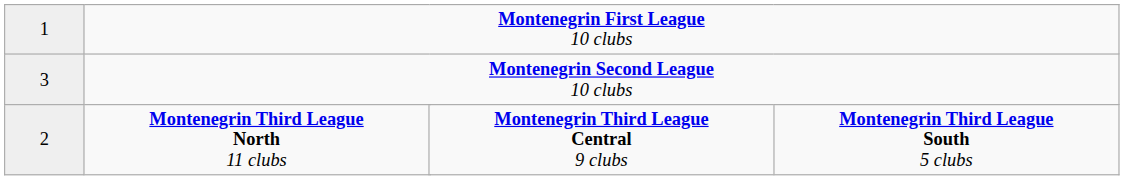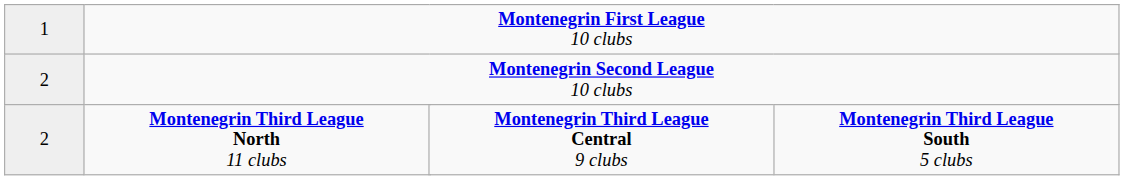(44, 79) 3 -> (44, 79) 2
